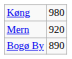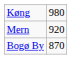(57, 46) 890 -> (57, 46) 870
